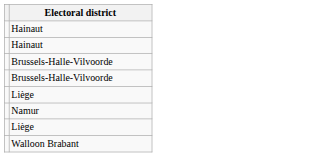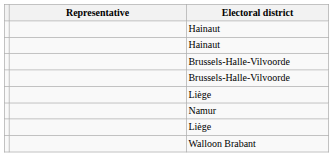+ column: (98, 13)
